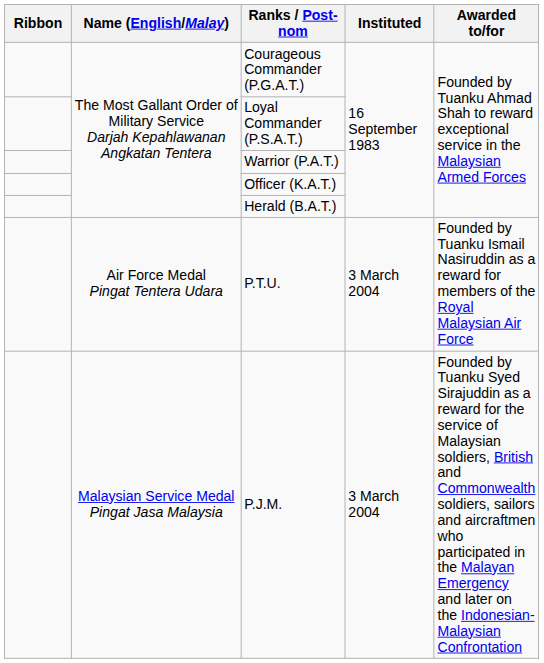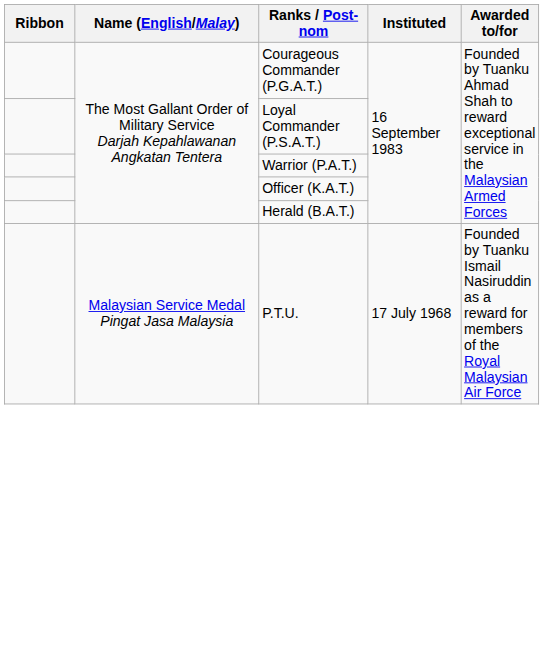(156, 284) Air Force Medal Pingat Tentera Udara -> (167, 313) Malaysian Service Medal Pingat Jasa Malaysia
(374, 284) 3 March 2004 -> (411, 313) 17 July 1968
- row: (263, 504)
